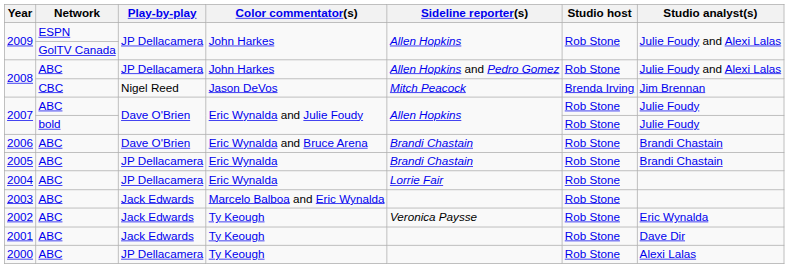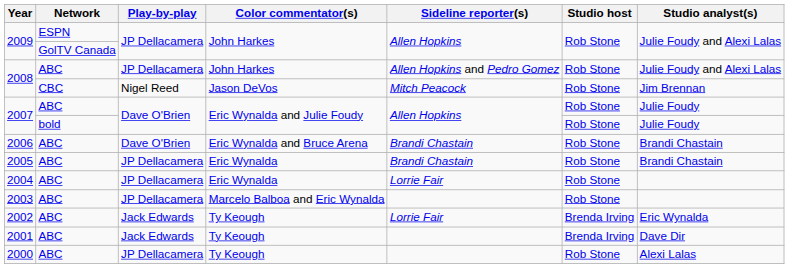(599, 87) Brenda Irving -> (592, 87) Rob Stone
(157, 198) Jack Edwards -> (162, 198) JP Dellacamera
(434, 217) Veronica Paysse -> (417, 217) Lorrie Fair
(592, 217) Rob Stone -> (599, 217) Brenda Irving
(592, 236) Rob Stone -> (599, 236) Brenda Irving
